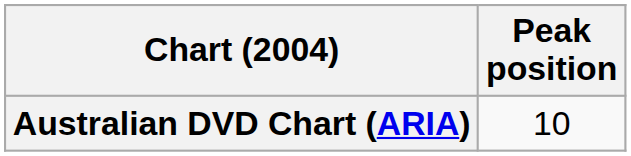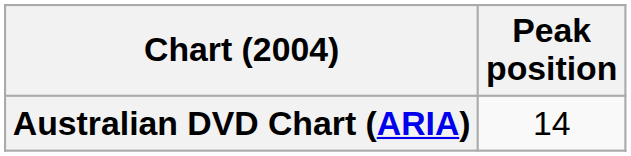(552, 122) 10 -> (552, 122) 14
